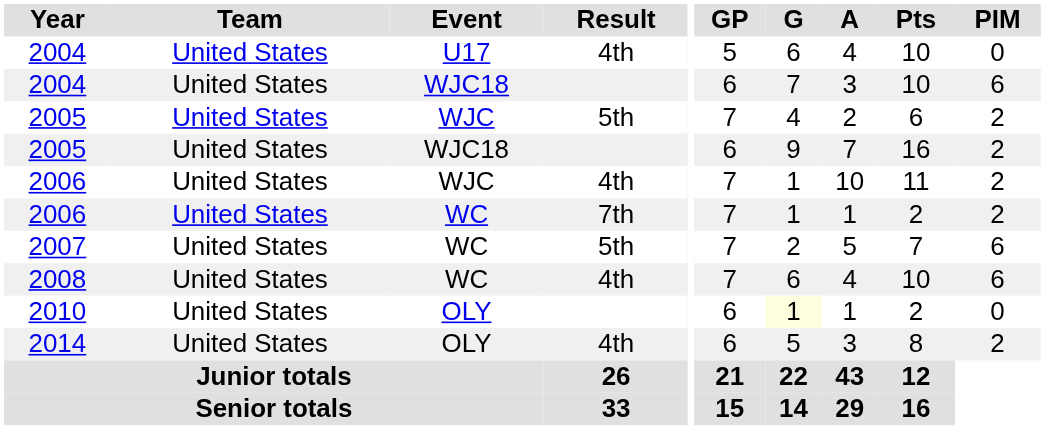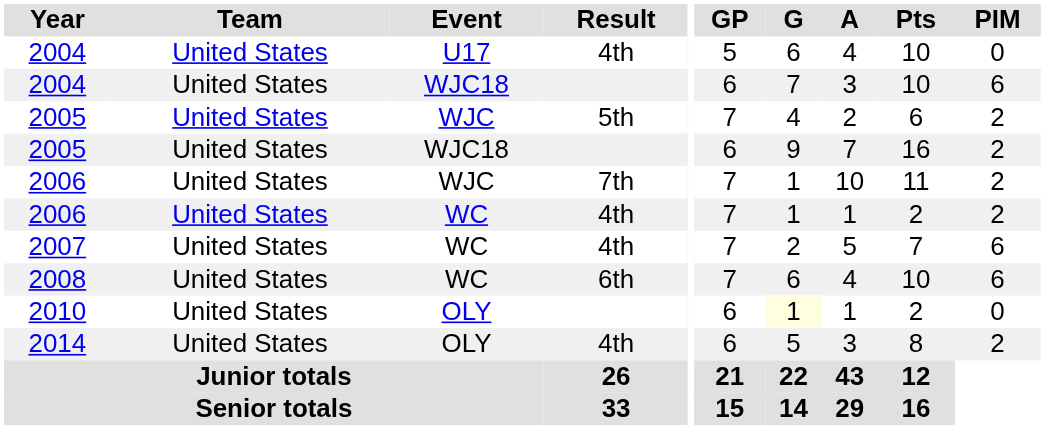(616, 181) 4th -> (616, 181) 7th
(616, 214) 7th -> (616, 214) 4th
(616, 246) 5th -> (616, 246) 4th
(616, 279) 4th -> (616, 279) 6th
